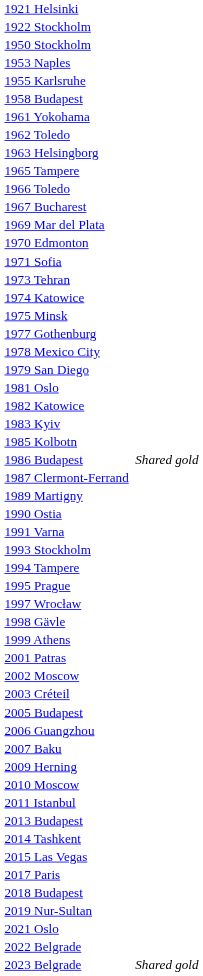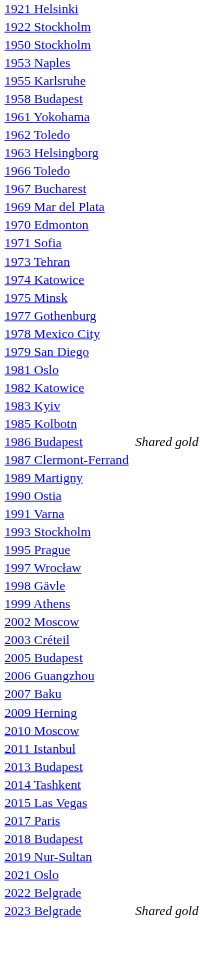- row: (42, 171)
- row: (42, 568)
- row: (35, 658)
